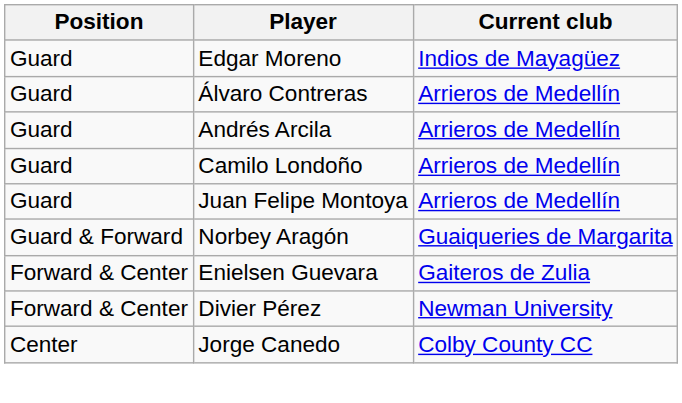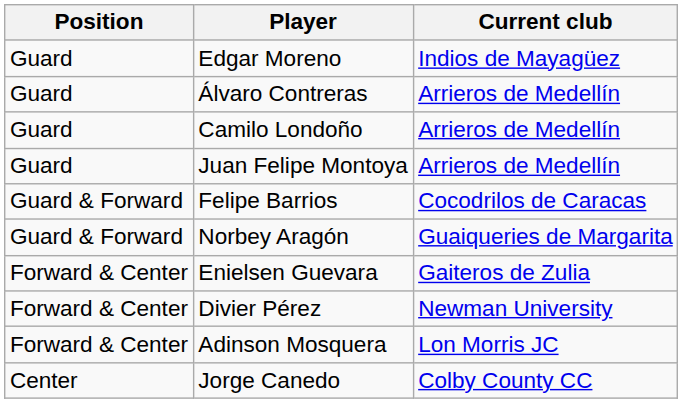- row: (265, 129)
+ row: (268, 201)
+ row: (292, 344)
